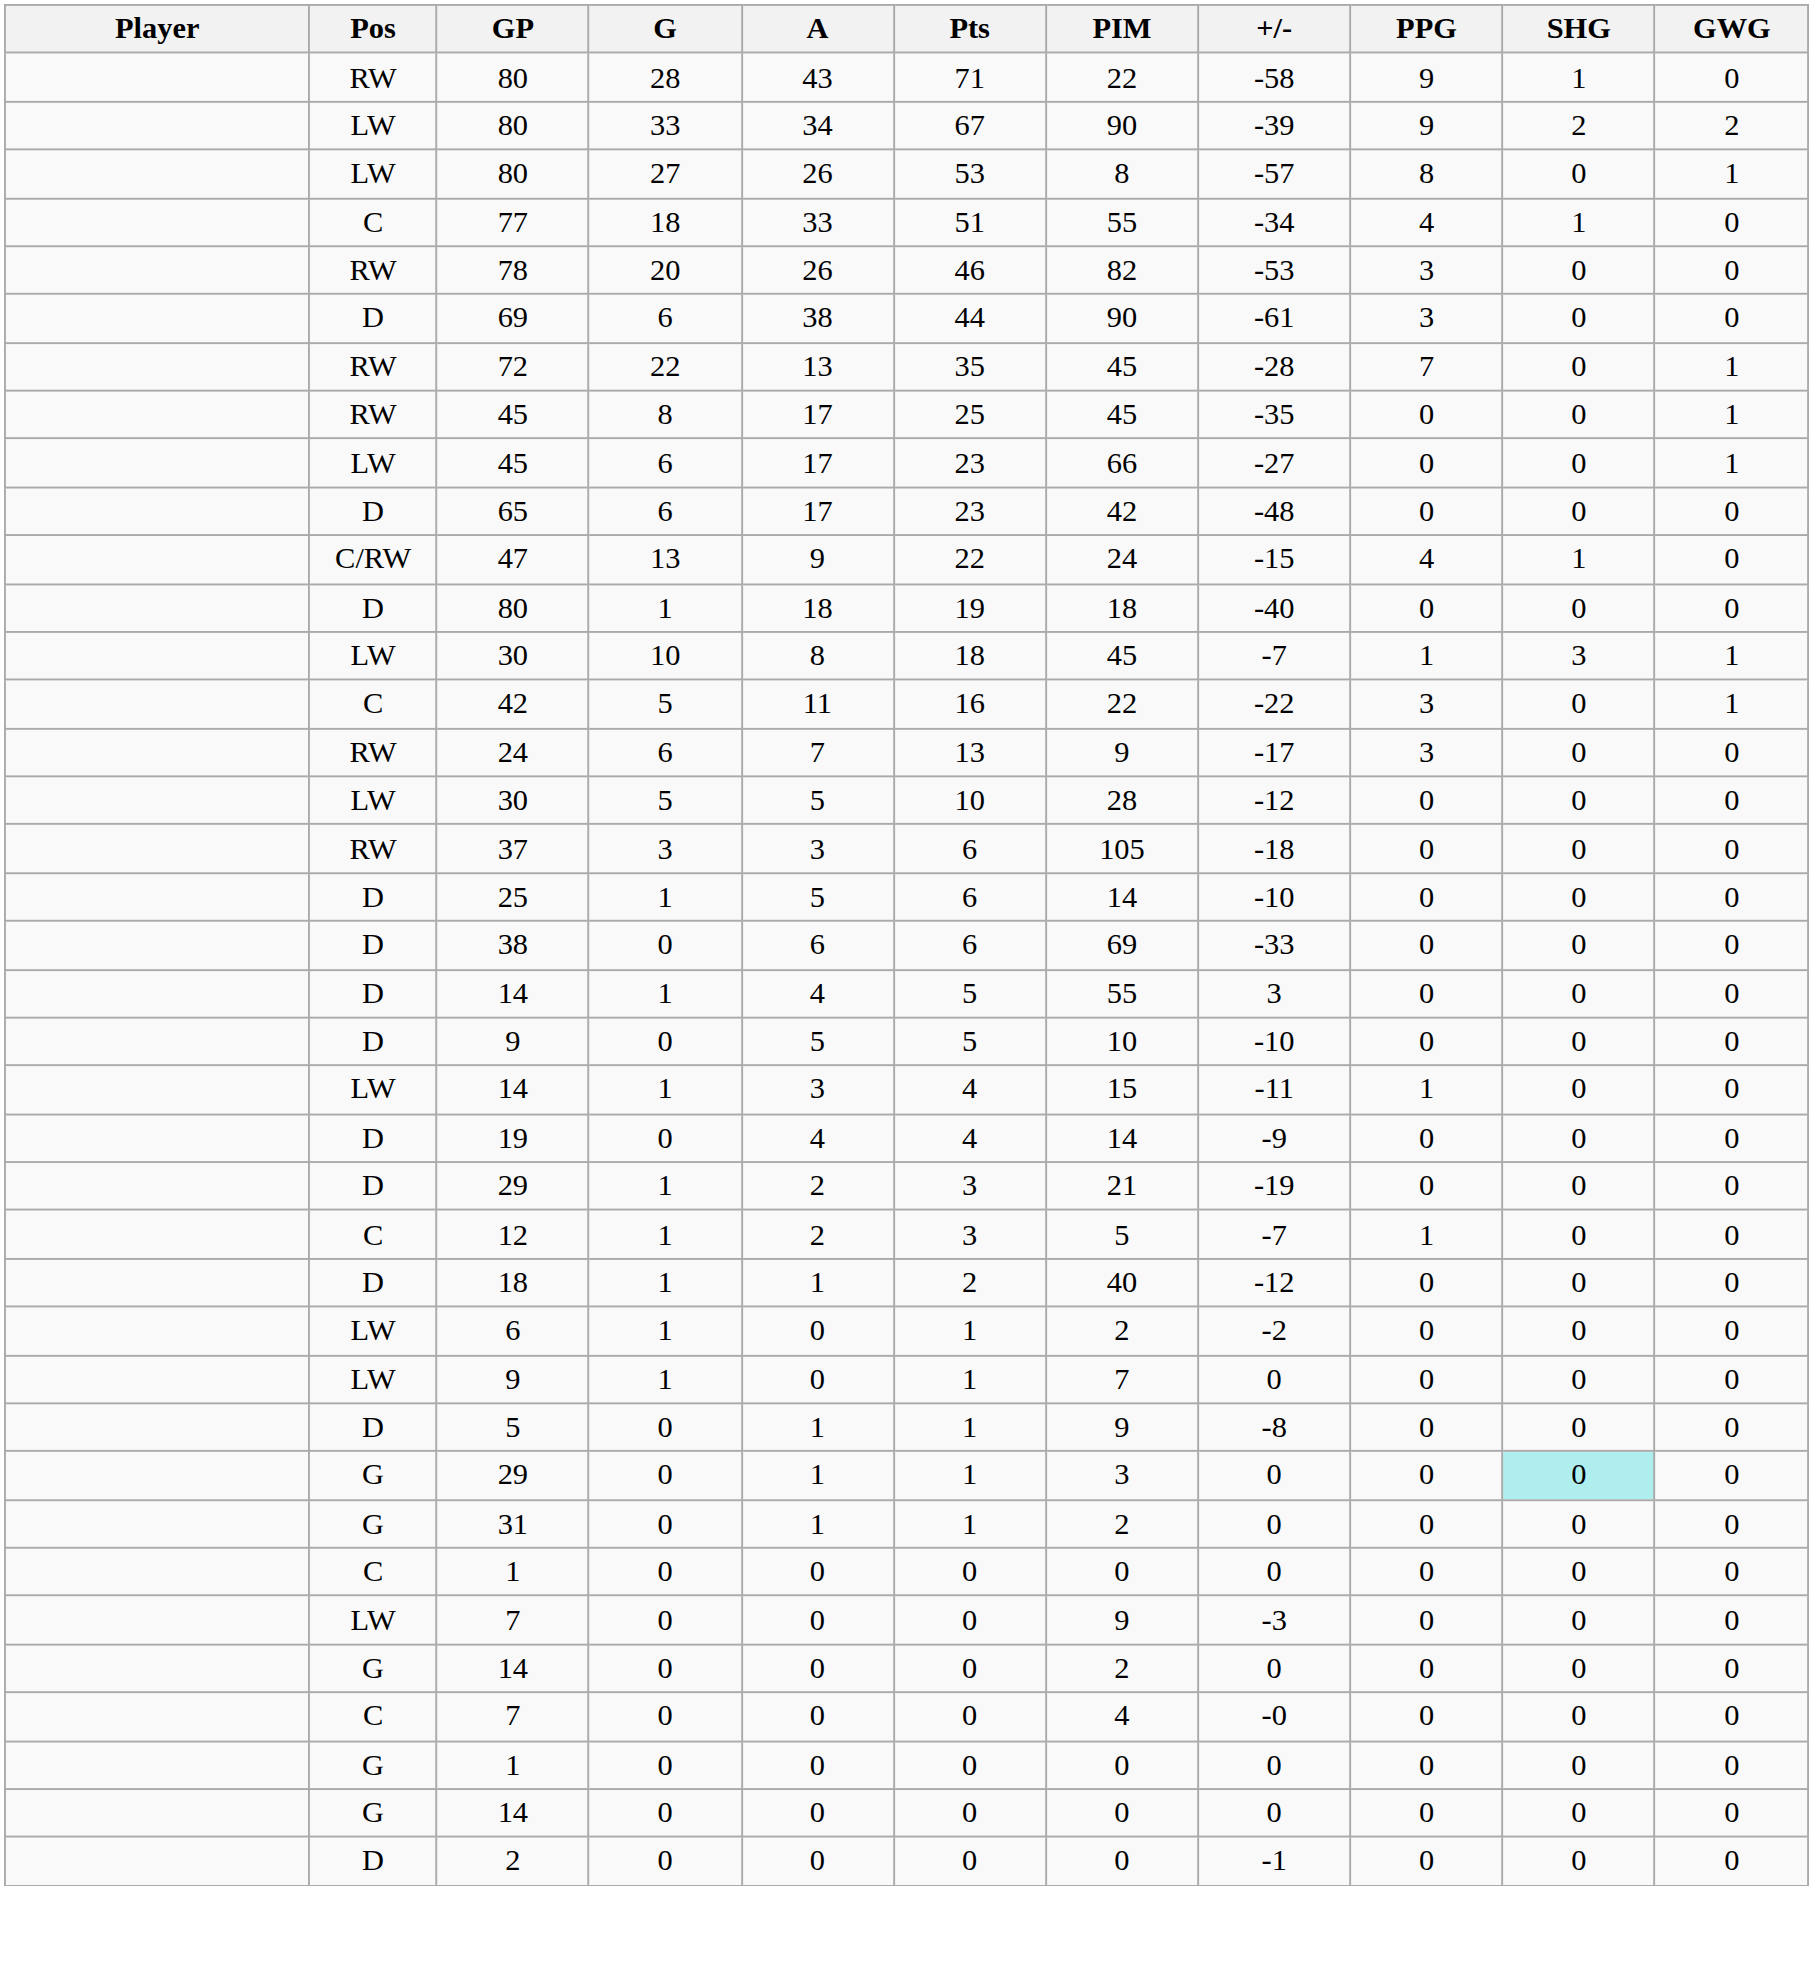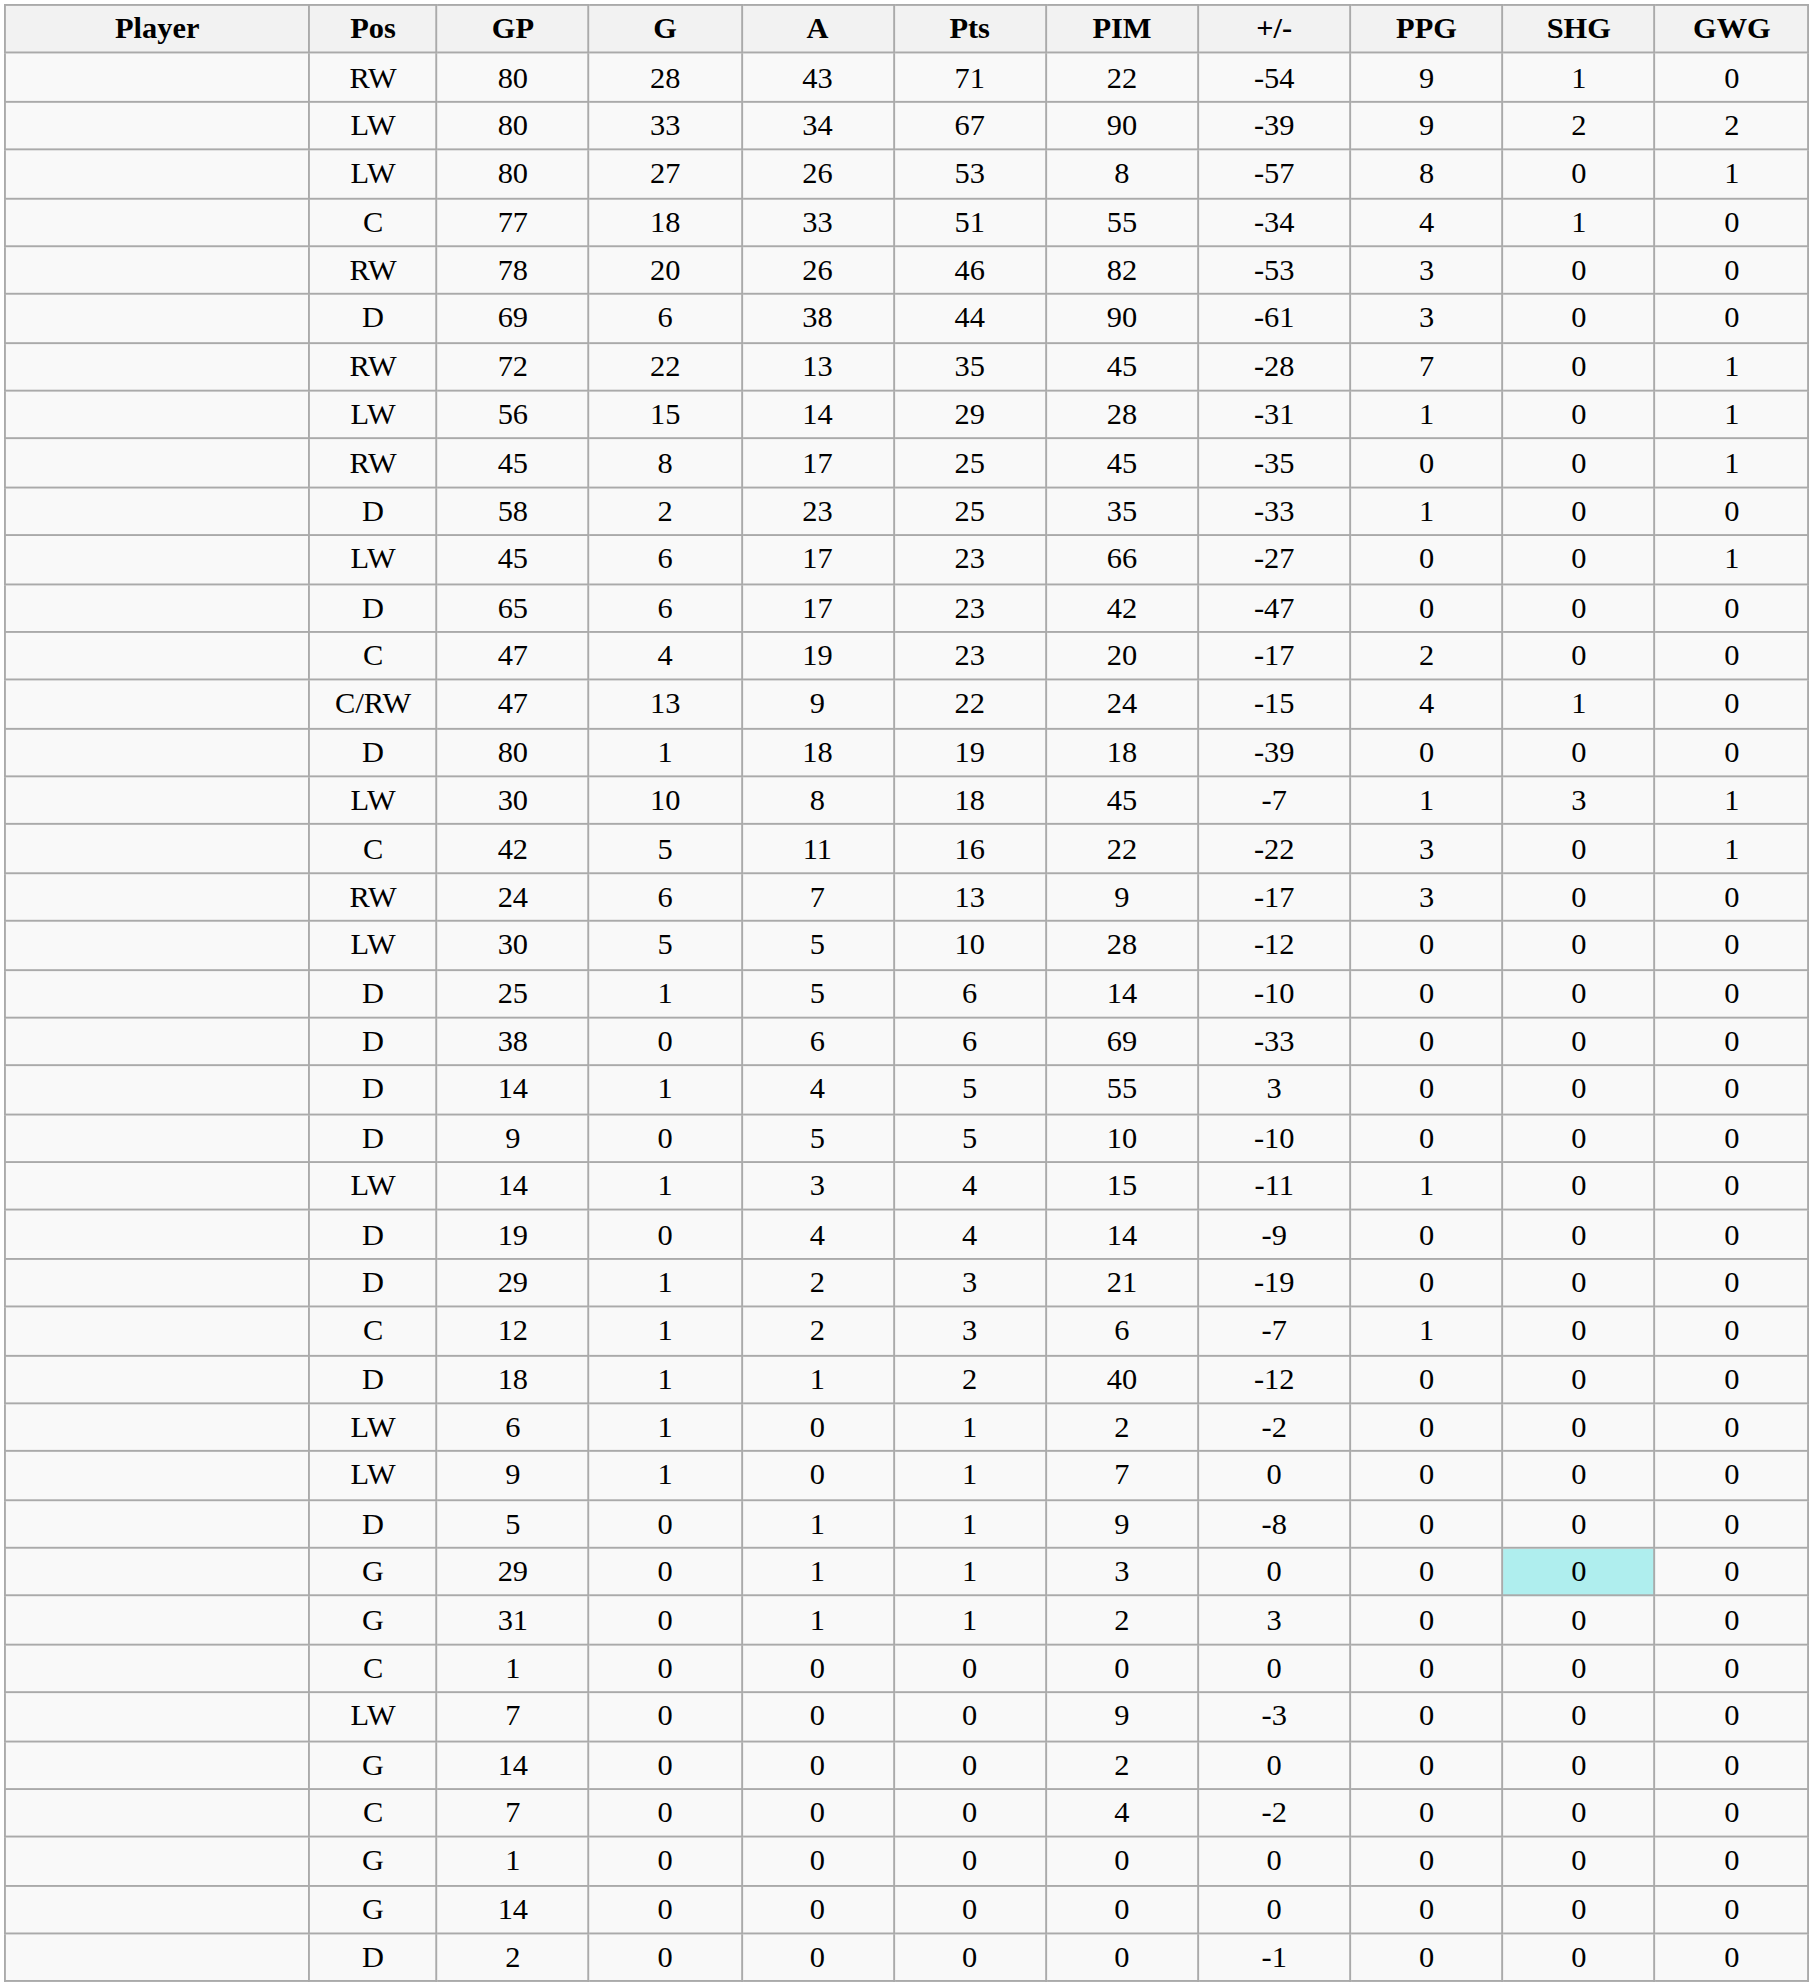(1274, 76) -58 -> (1274, 76) -54
+ row: (373, 414)
+ row: (373, 510)
(1274, 510) -48 -> (1274, 607) -47
+ row: (373, 655)
(1274, 607) -40 -> (1274, 751) -39
- row: (373, 848)
(1122, 1233) 5 -> (1122, 1330) 6
(1274, 1523) 0 -> (1274, 1619) 3
(1274, 1716) -0 -> (1274, 1812) -2
